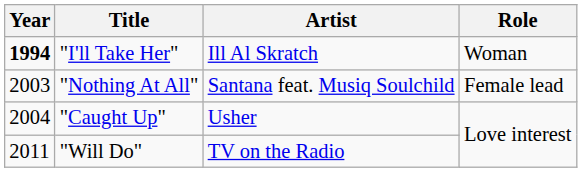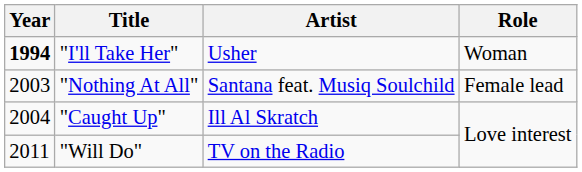(263, 53) Ill Al Skratch -> (232, 53) Usher
(232, 118) Usher -> (263, 118) Ill Al Skratch
